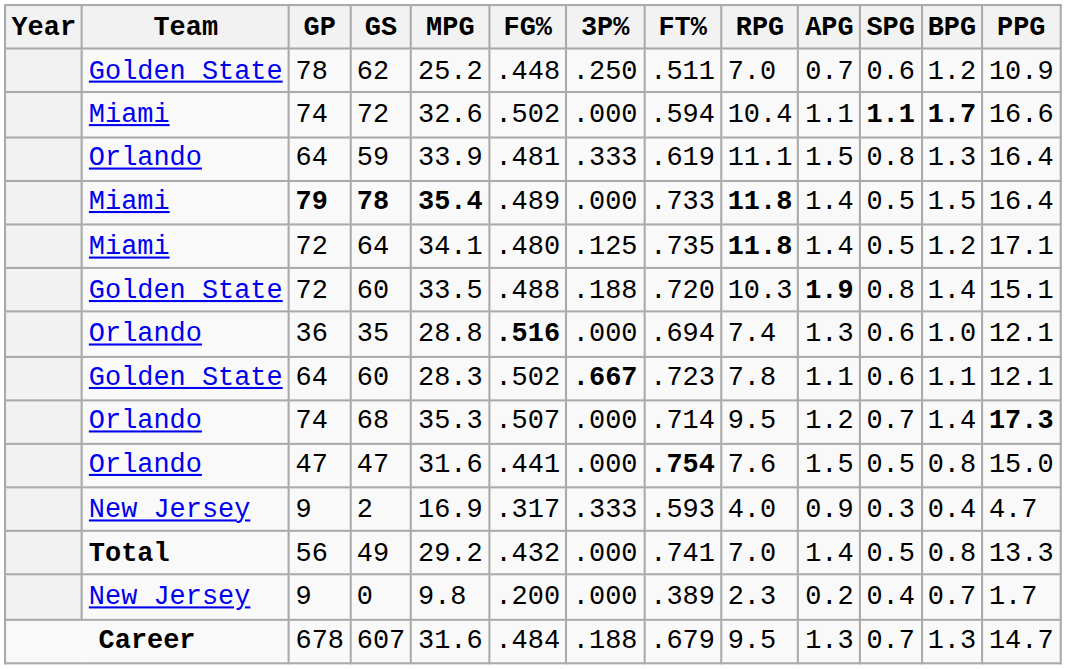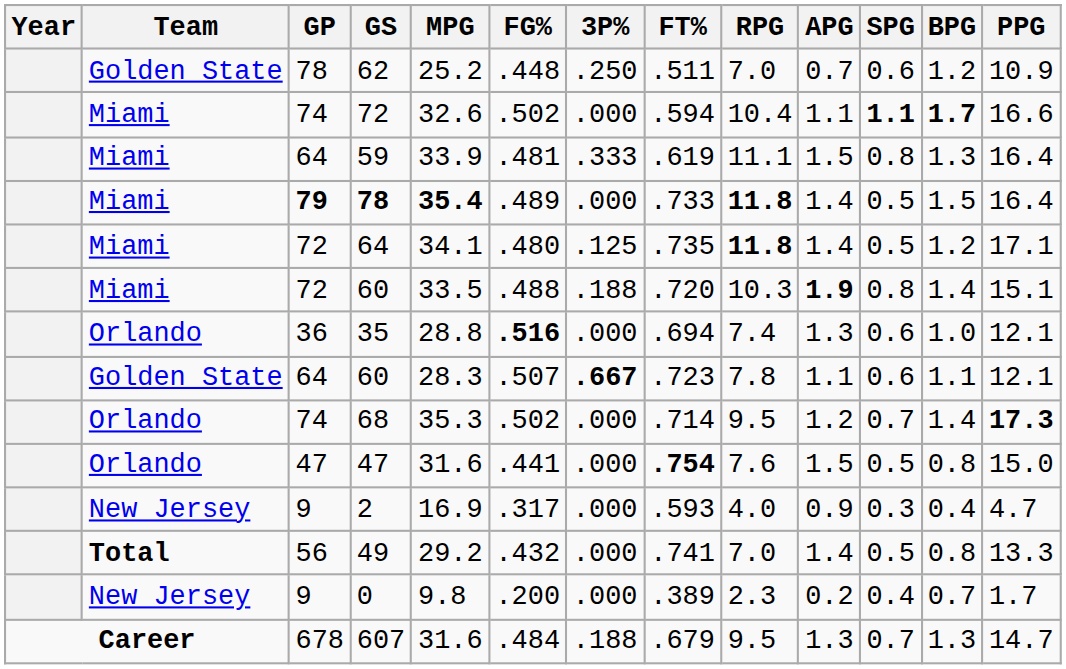(145, 159) Orlando -> (129, 159) Miami
(186, 290) Golden State -> (129, 290) Miami
(528, 378) .502 -> (528, 378) .507
(528, 422) .507 -> (528, 422) .502
(605, 509) .333 -> (605, 509) .000
